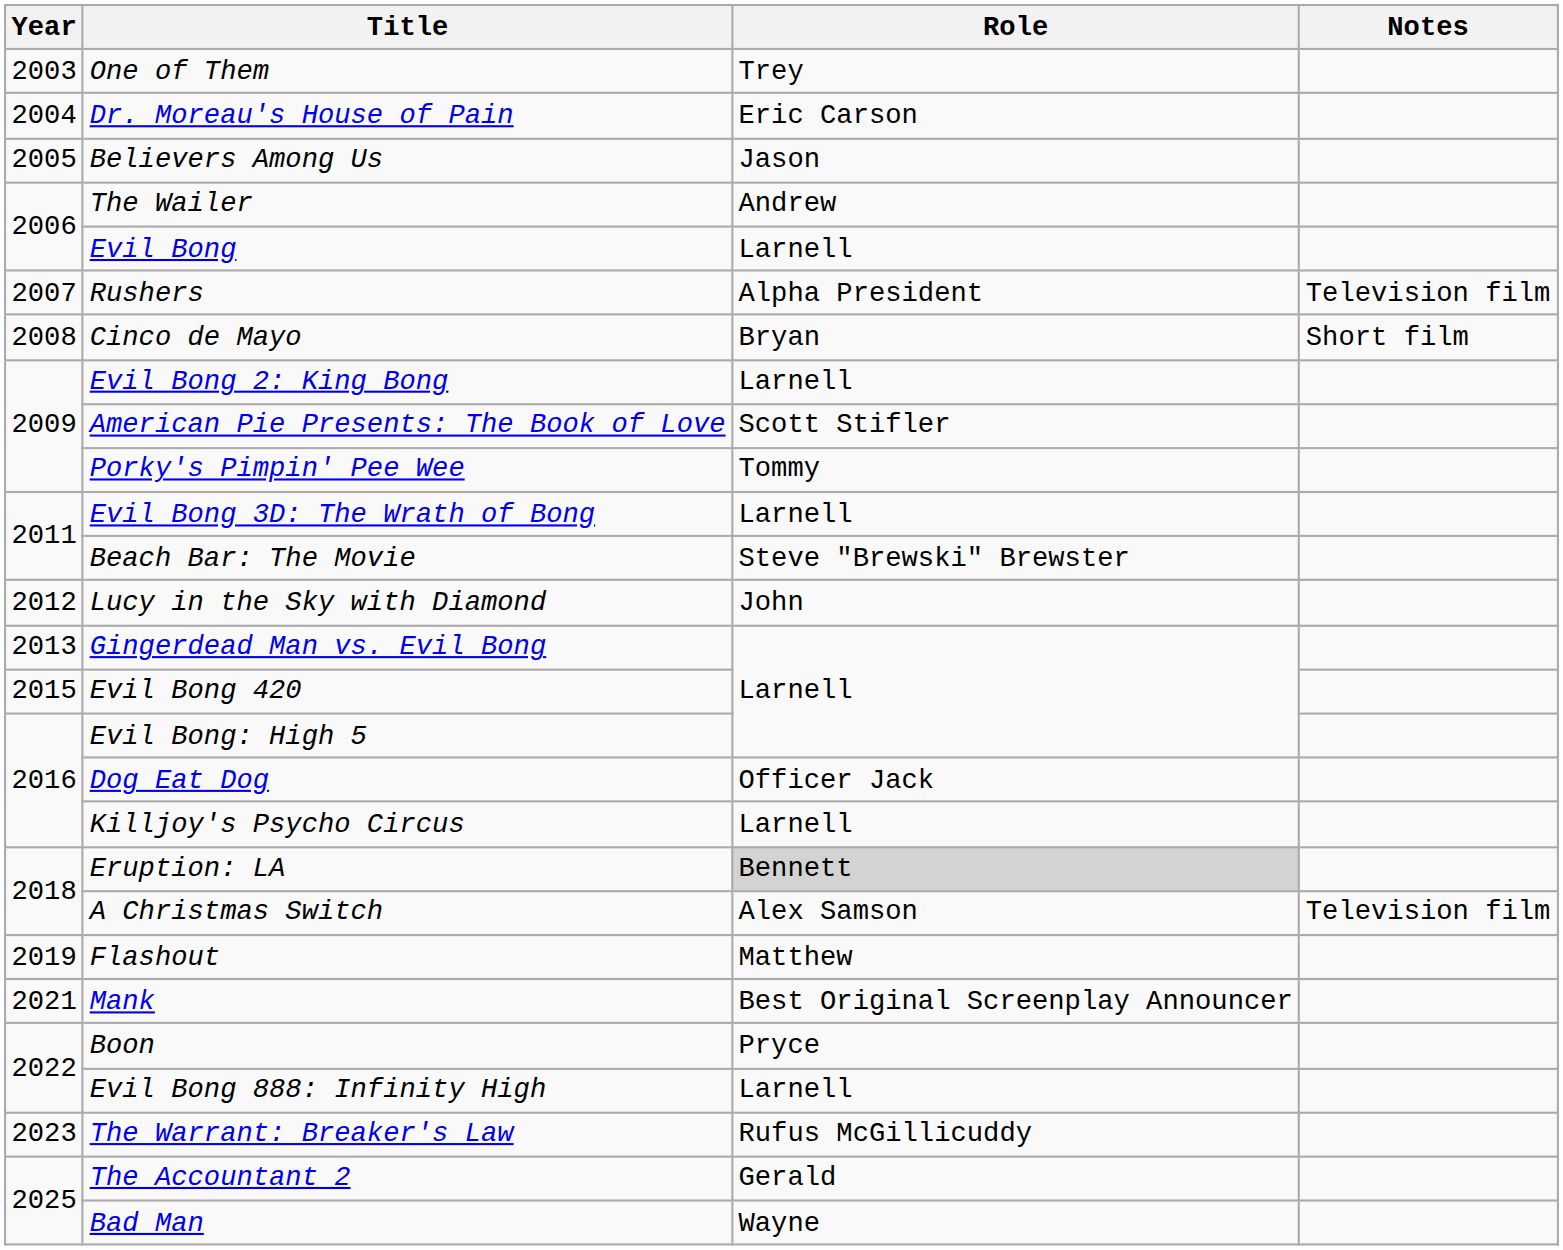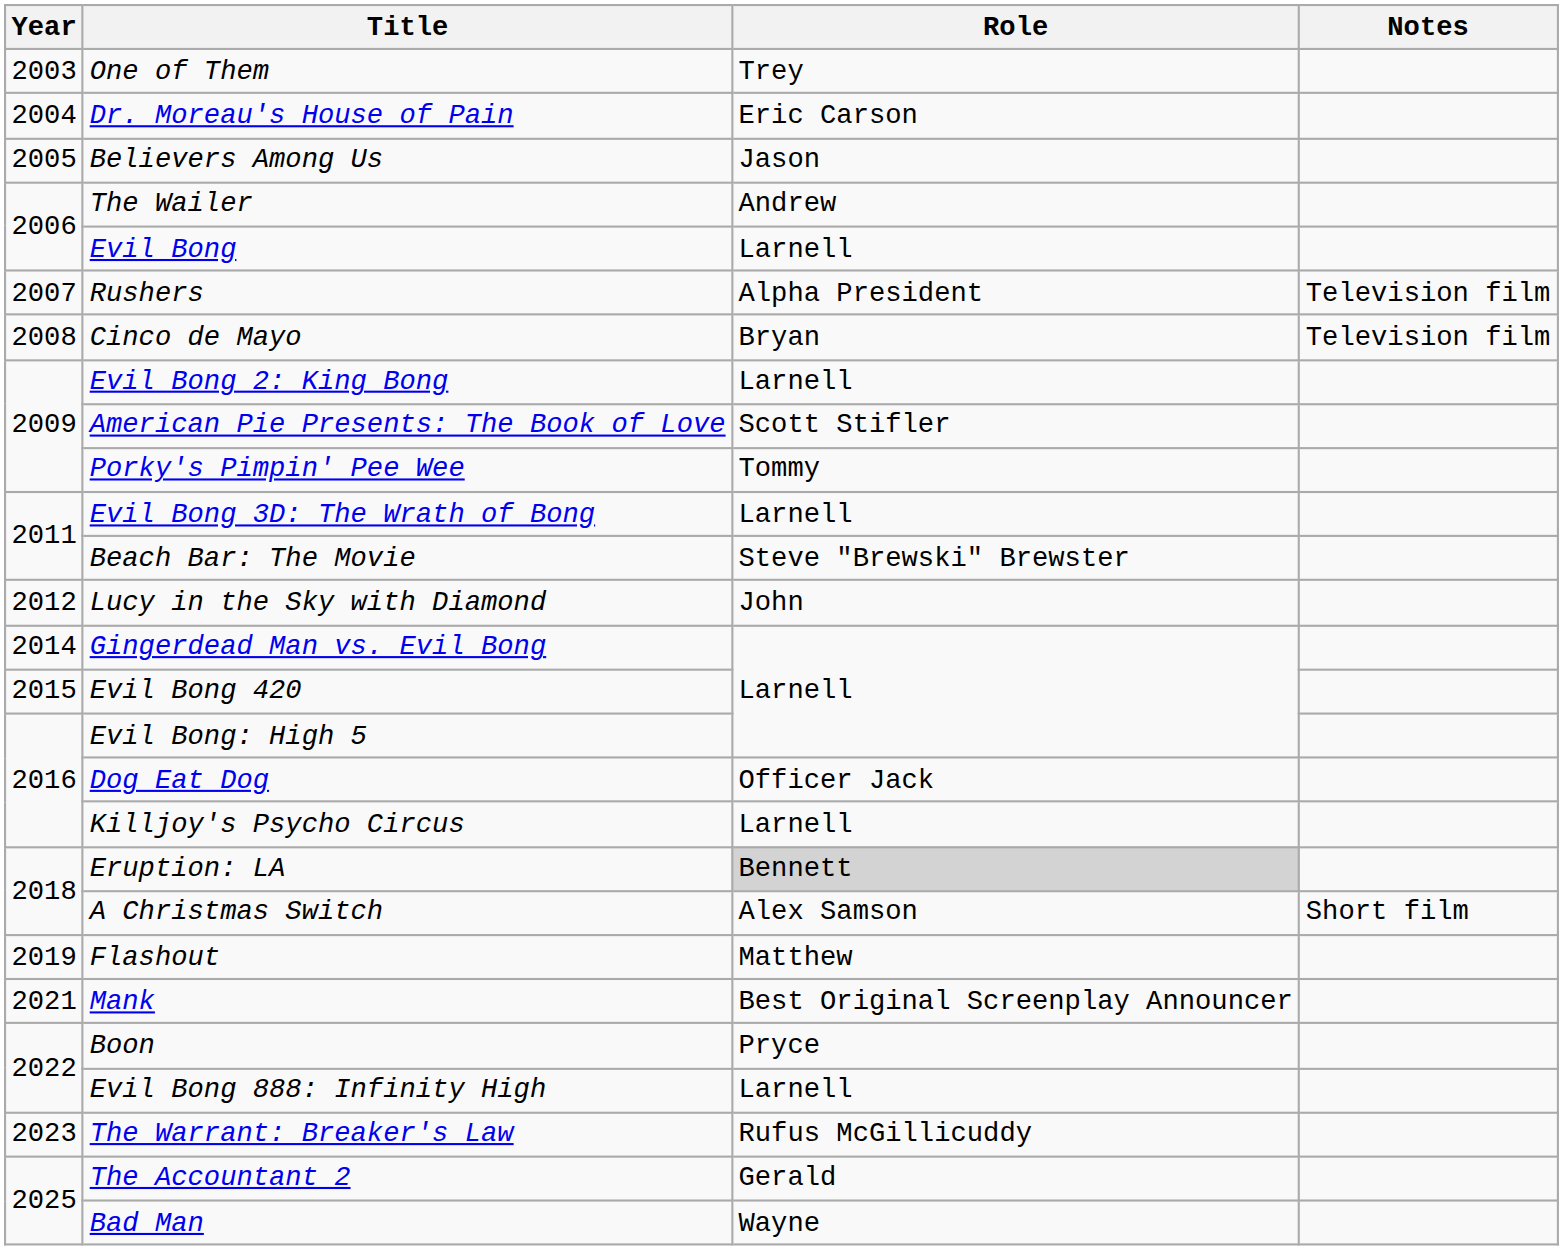(1387, 337) Short film -> (1428, 337) Television film
(44, 647) 2013 -> (44, 647) 2014
(1428, 913) Television film -> (1387, 913) Short film
